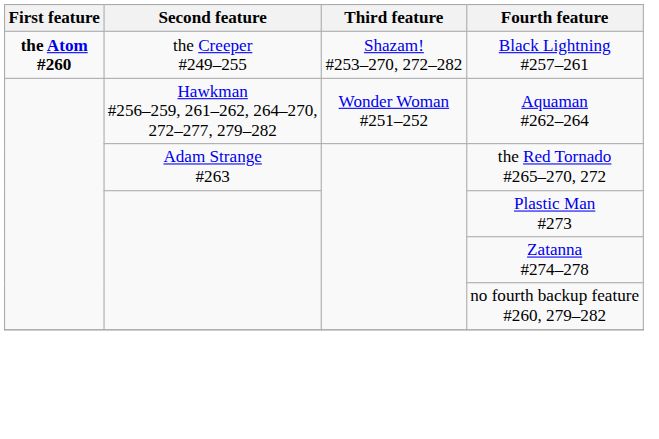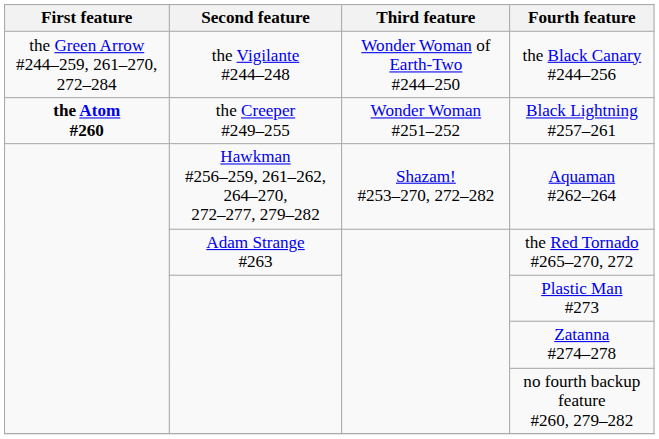+ row: (582, 64)
(394, 54) Shazam! #253–270, 272–282 -> (426, 120) Wonder Woman #251–252
(394, 110) Wonder Woman #251–252 -> (426, 186) Shazam! #253–270, 272–282
